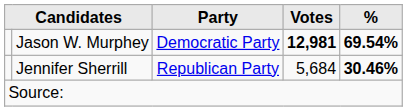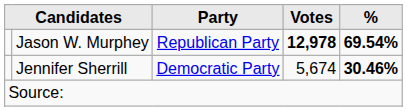(218, 42) Democratic Party -> (218, 42) Republican Party
(312, 42) 12,981 -> (312, 42) 12,978
(218, 67) Republican Party -> (218, 67) Democratic Party
(316, 67) 5,684 -> (316, 67) 5,674
